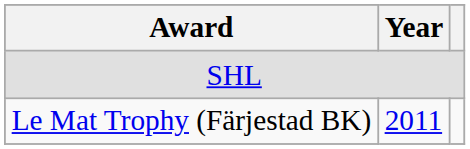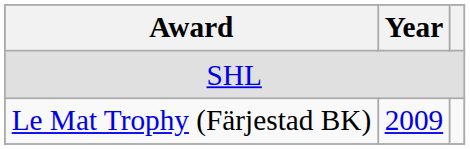(413, 120) 2011 -> (414, 120) 2009
